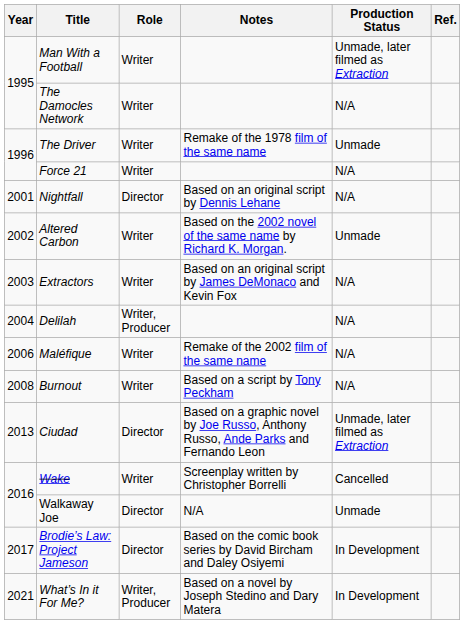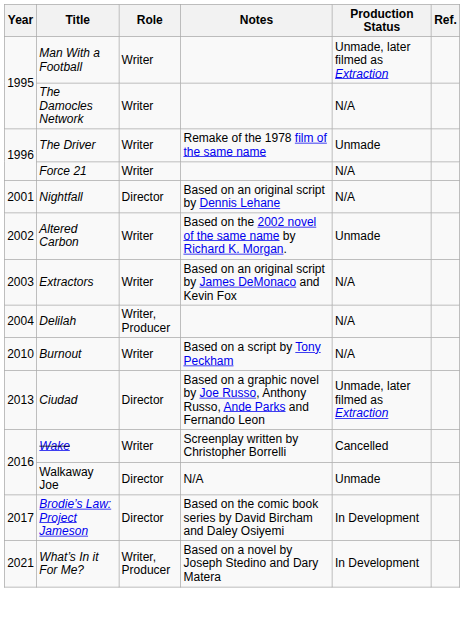- row: (65, 354)
(20, 386) 2008 -> (20, 354) 2010
